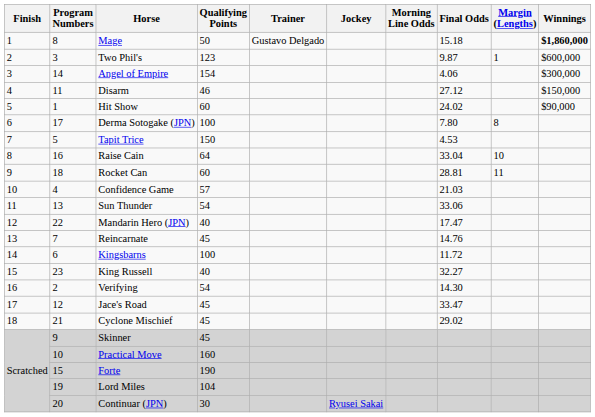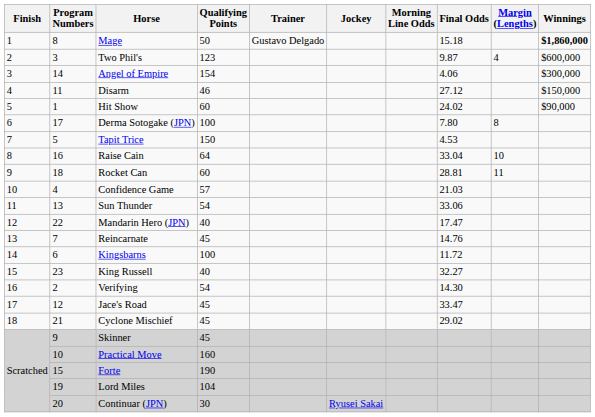(496, 57) 1 -> (496, 57) 4
